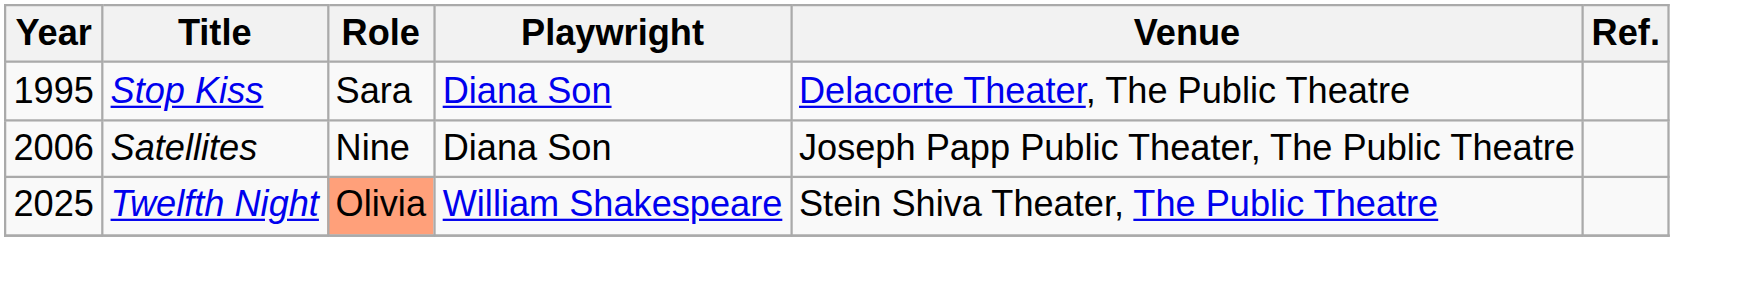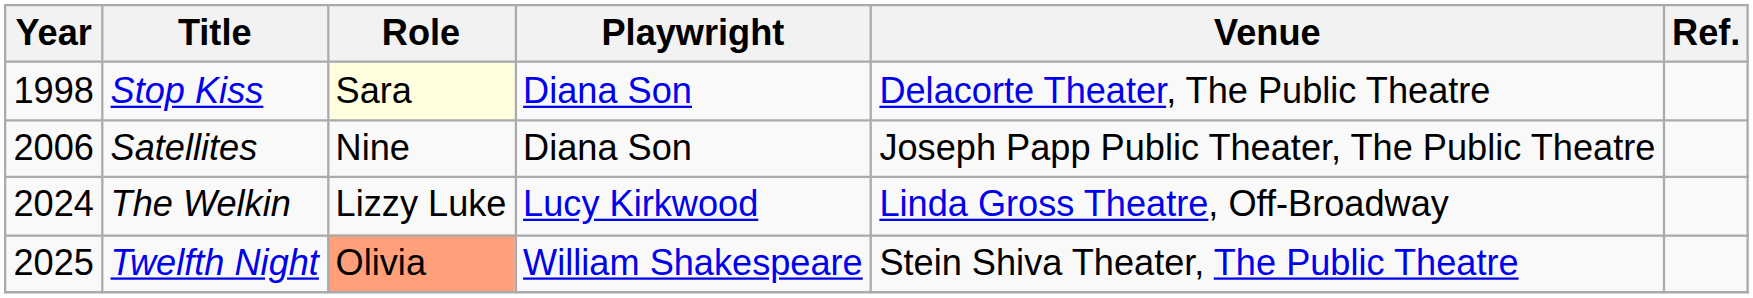(54, 90) 1995 -> (54, 90) 1998
(374, 90) no background -> (374, 90) lightyellow background
+ row: (201, 205)
